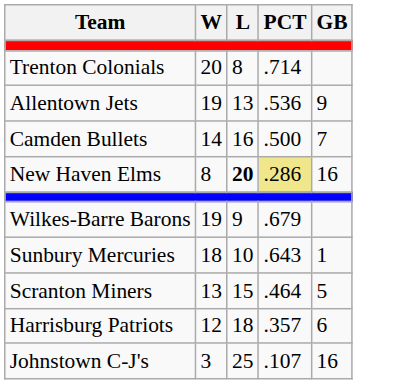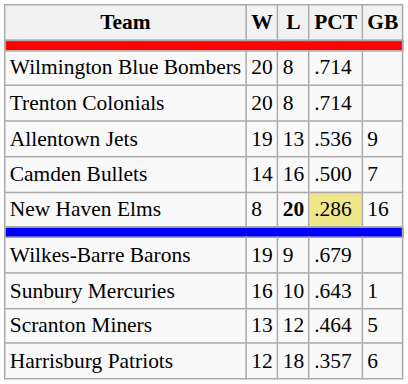+ row: (125, 68)
(211, 255) 18 -> (262, 290) 16
(243, 290) 15 -> (293, 325) 12
- row: (79, 361)
